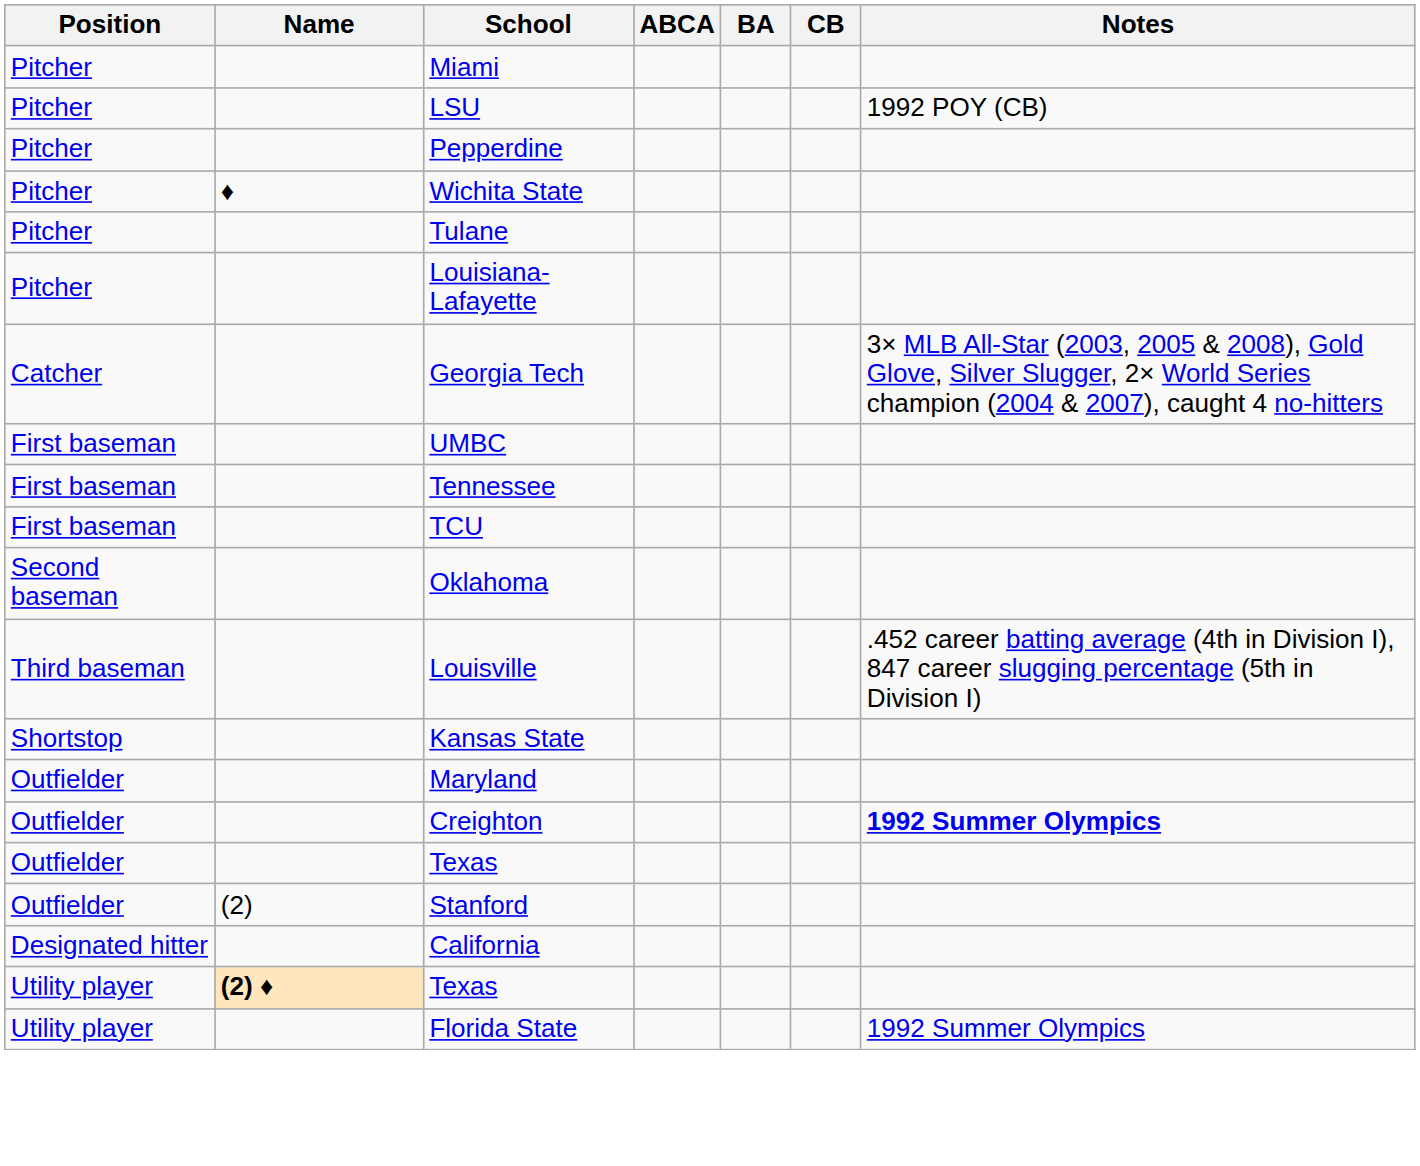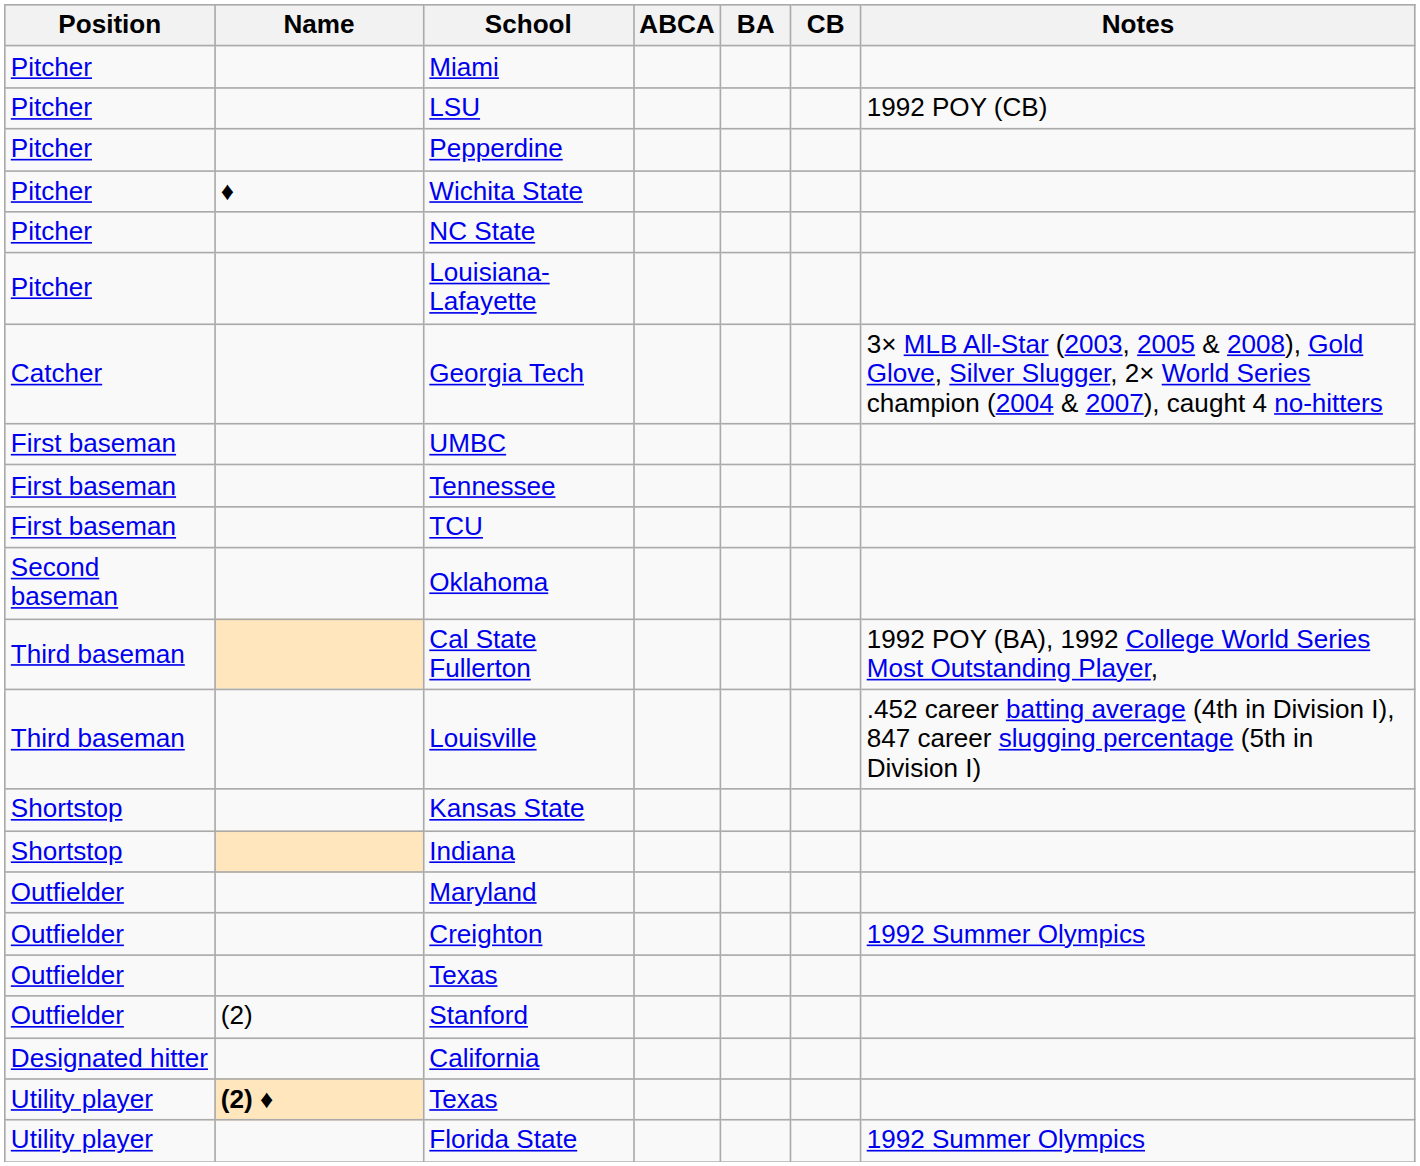+ row: (51, 231)
- row: (51, 231)
+ row: (98, 653)
+ row: (67, 850)
(1014, 821) bold -> (1006, 933) normal
